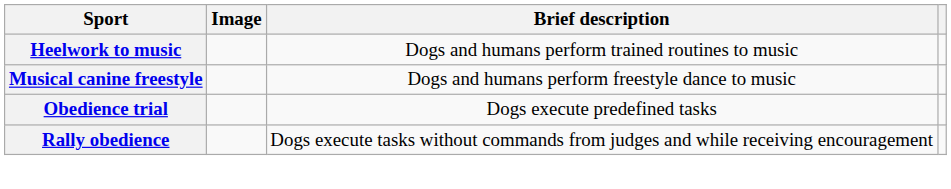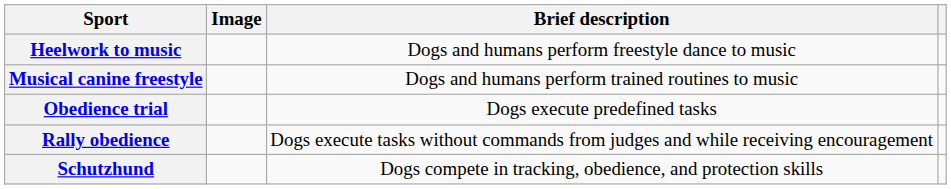(602, 49) Dogs and humans perform trained routines to music -> (602, 49) Dogs and humans perform freestyle dance to music
(602, 79) Dogs and humans perform freestyle dance to music -> (602, 79) Dogs and humans perform trained routines to music
+ row: (106, 169)
